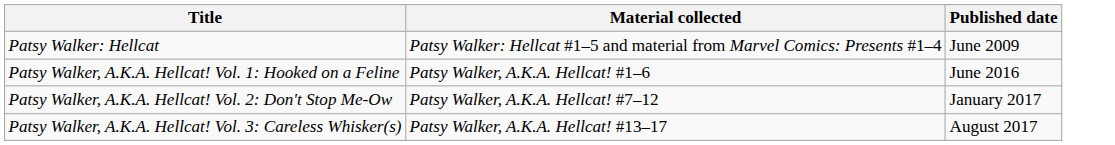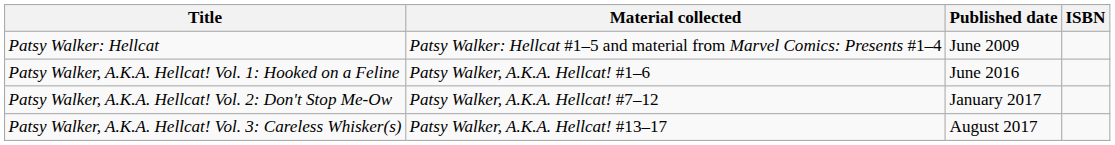+ column: (1085, 18)
